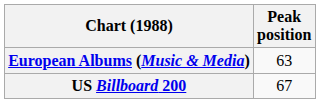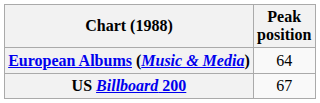(284, 60) 63 -> (284, 60) 64
